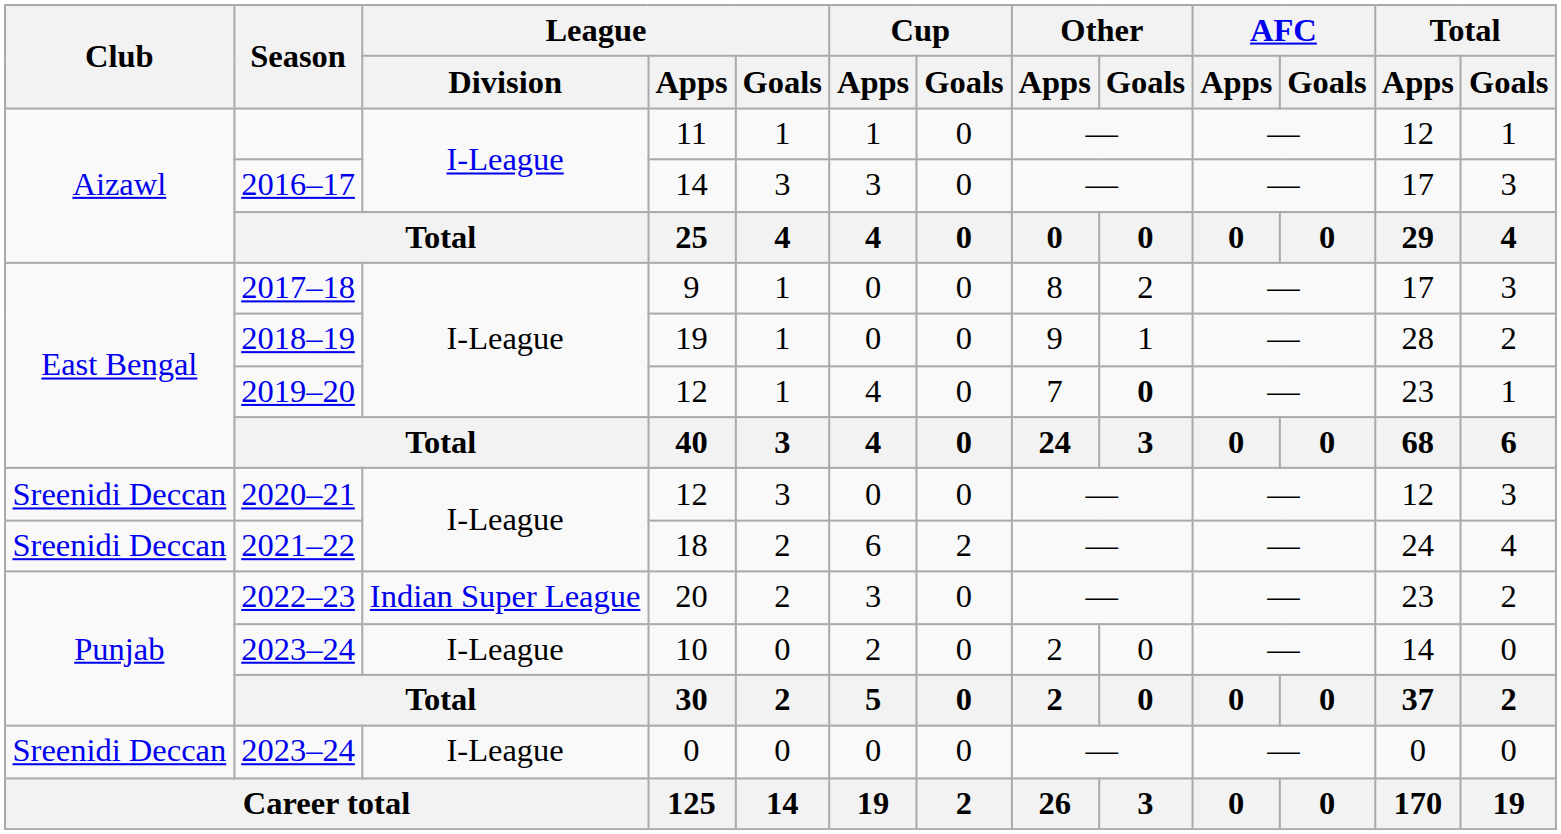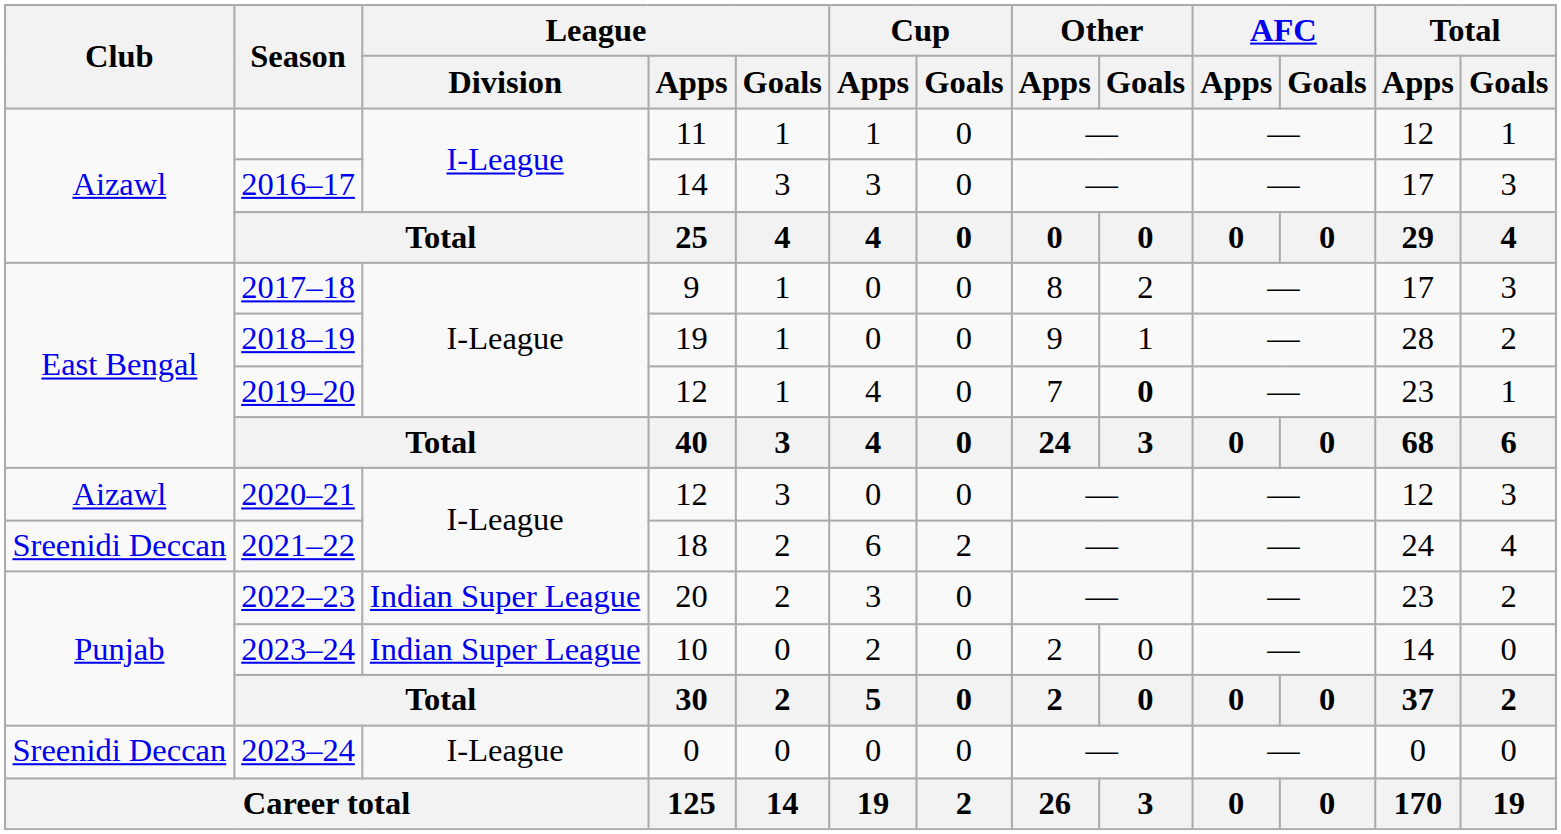(119, 493) Sreenidi Deccan -> (119, 493) Aizawl
(505, 648) I-League -> (505, 648) Indian Super League
